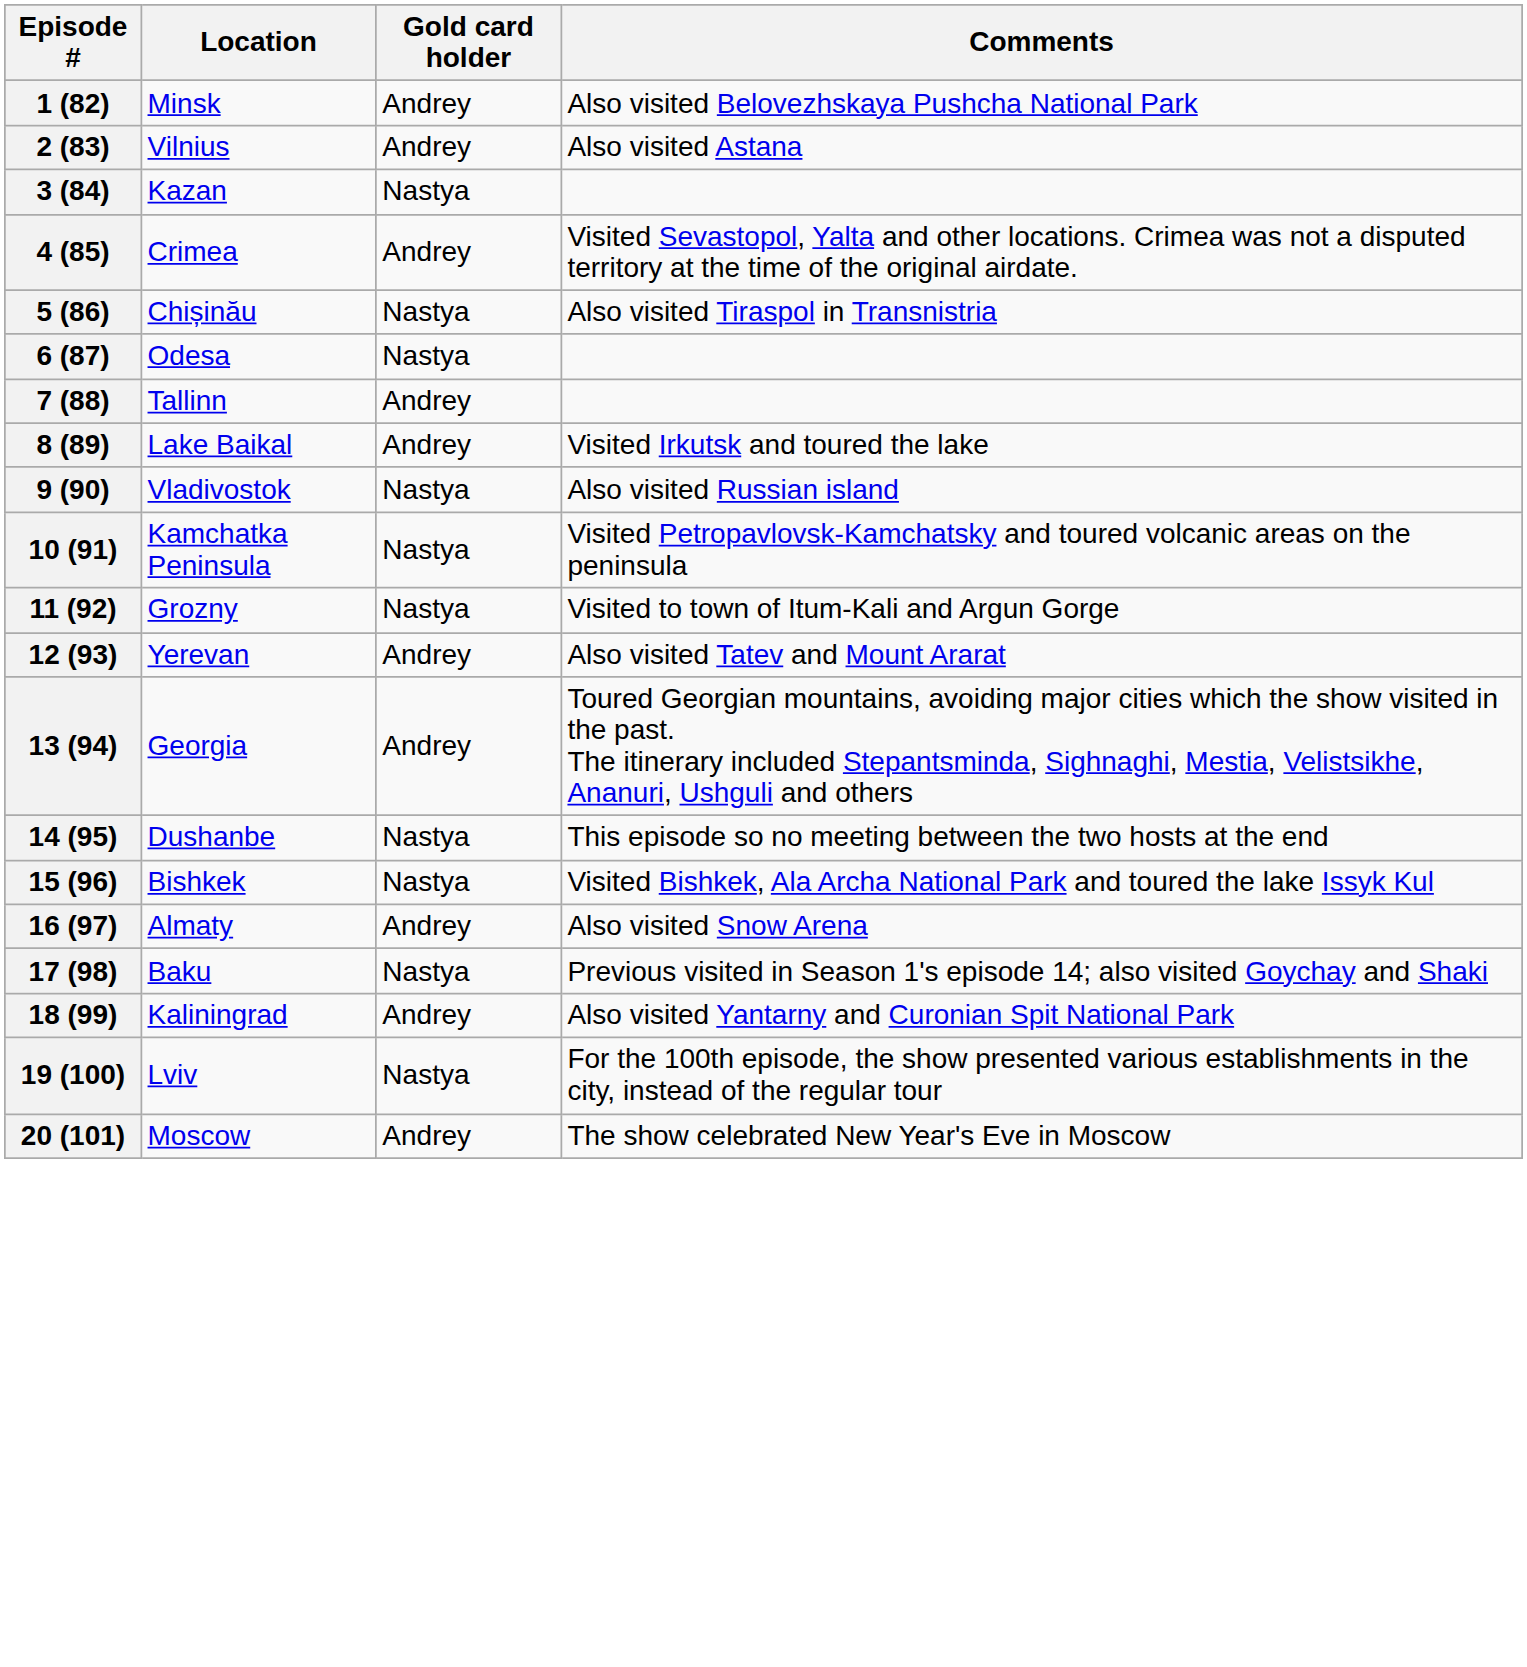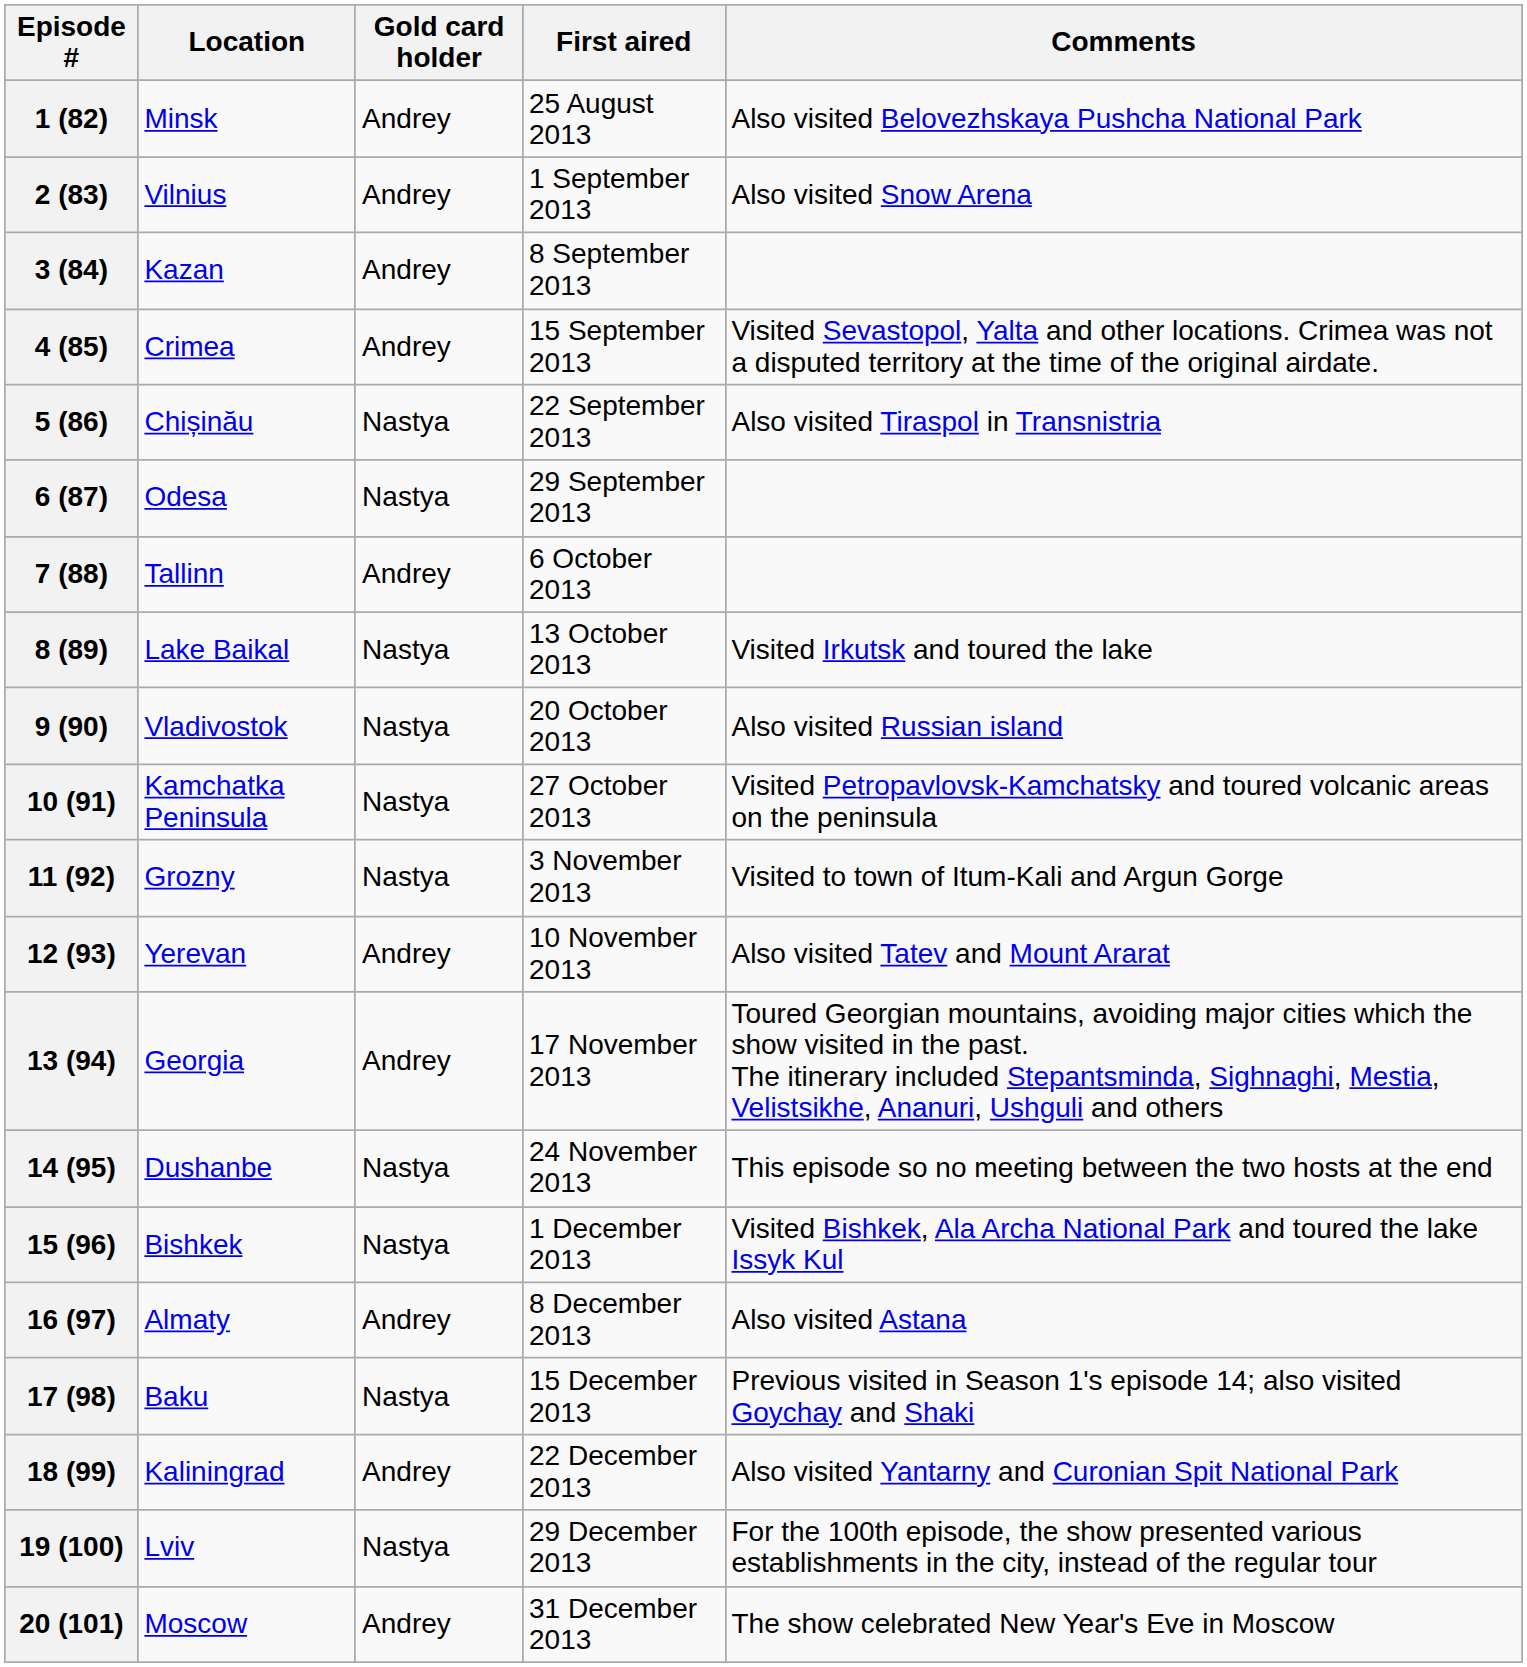+ column: (624, 42)
(685, 147) Also visited Astana -> (882, 194) Also visited Snow Arena
(426, 191) Nastya -> (406, 270) Andrey
(427, 444) Andrey -> (406, 649) Nastya
(718, 926) Also visited Snow Arena -> (849, 1319) Also visited Astana
